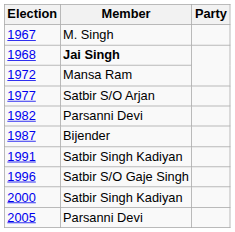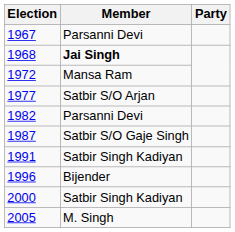(88, 34) M. Singh -> (103, 34) Parsanni Devi
(87, 136) Bijender -> (126, 136) Satbir S/O Gaje Singh
(126, 177) Satbir S/O Gaje Singh -> (87, 177) Bijender
(103, 217) Parsanni Devi -> (88, 217) M. Singh
